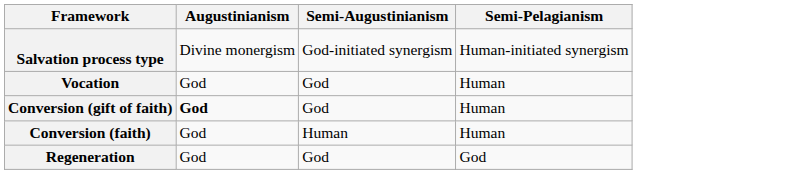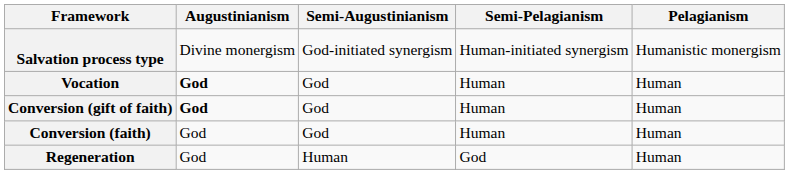+ column: (708, 16)
(193, 83) normal -> (194, 83) bold
(325, 132) Human -> (316, 132) God
(316, 157) God -> (325, 157) Human
